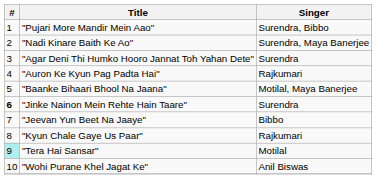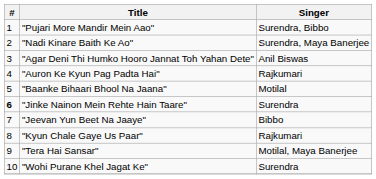(278, 58) Surendra -> (283, 58) Anil Biswas
(308, 89) Motilal, Maya Banerjee -> (273, 89) Motilal
(9, 151) paleturquoise background -> (9, 151) no background
(273, 151) Motilal -> (308, 151) Motilal, Maya Banerjee
(283, 166) Anil Biswas -> (278, 166) Surendra
